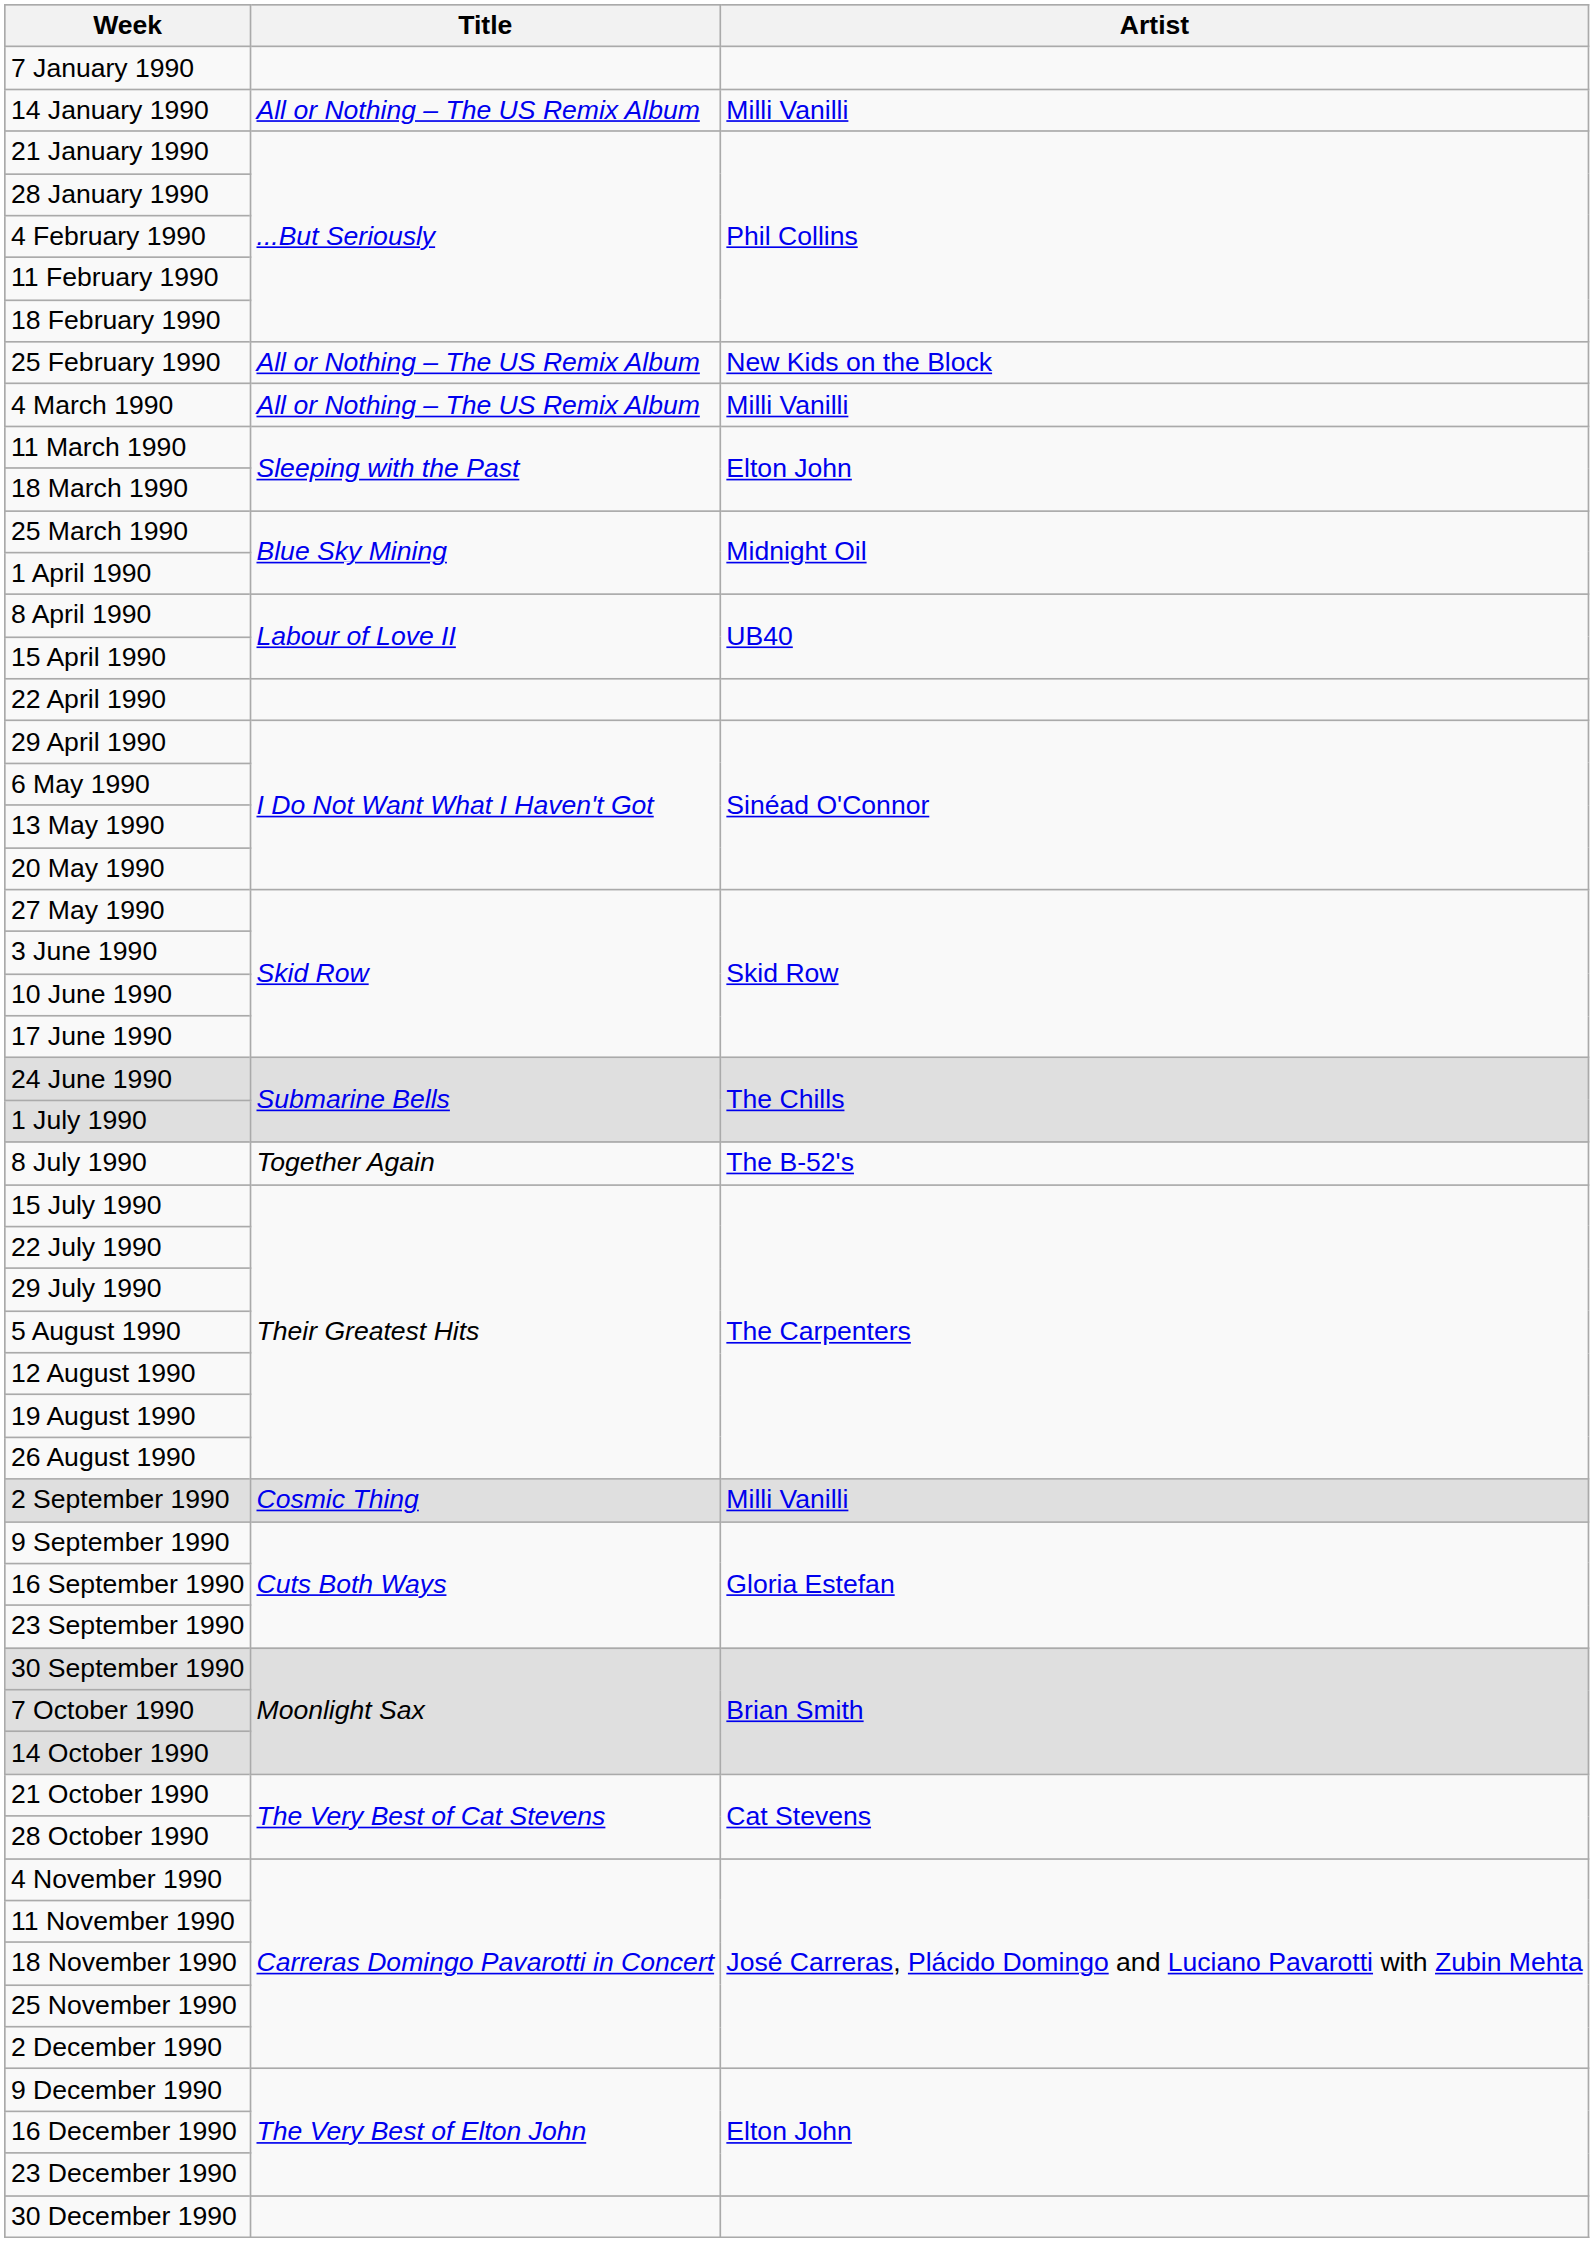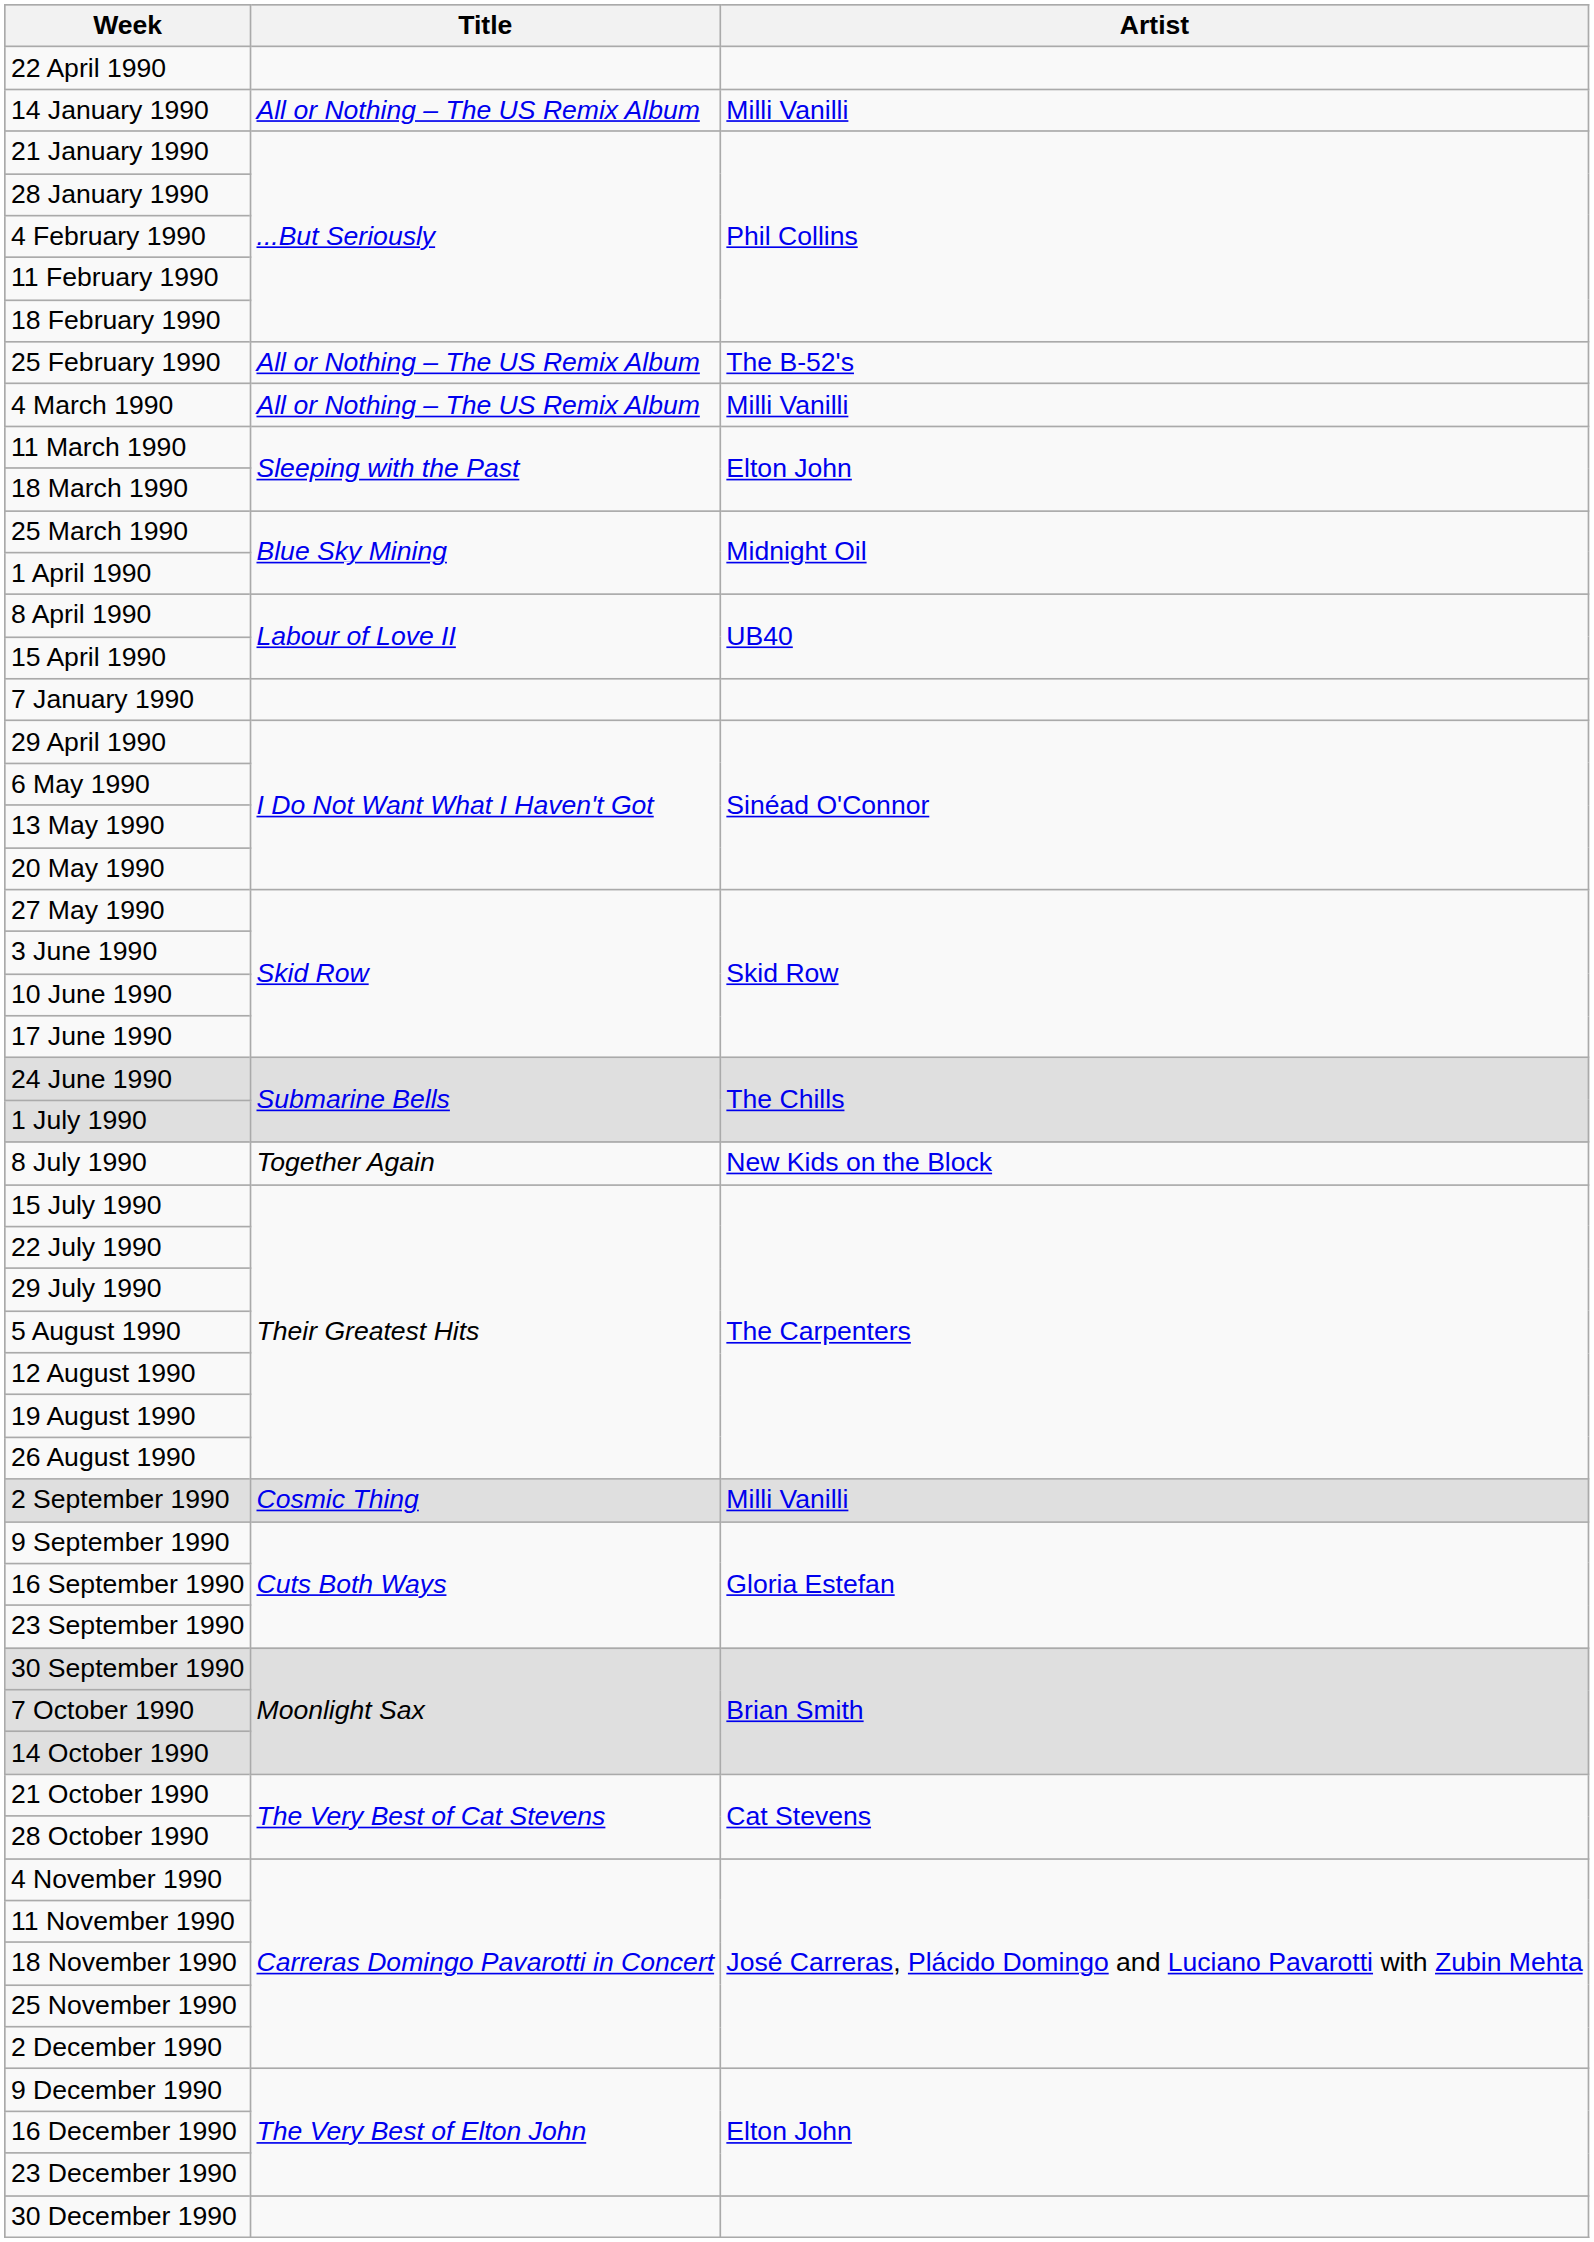rows swapped: (103, 67) <-> (88, 699)
(859, 362) New Kids on the Block -> (790, 362) The B-52's
(790, 1162) The B-52's -> (859, 1162) New Kids on the Block
